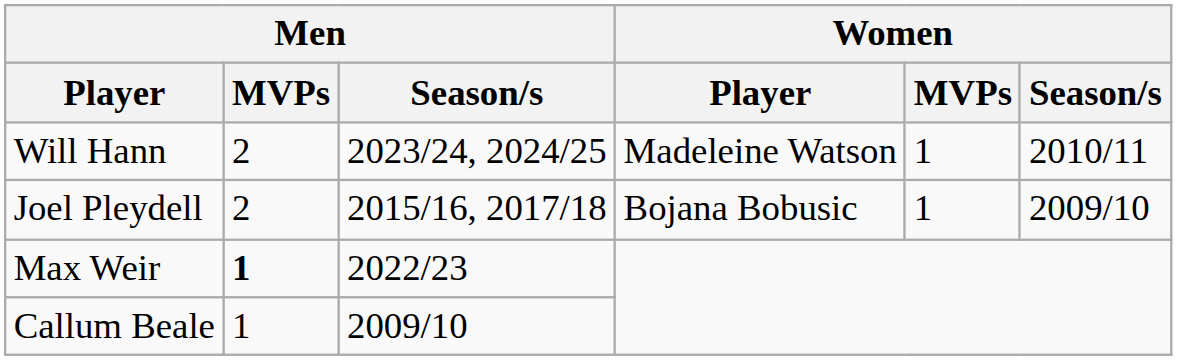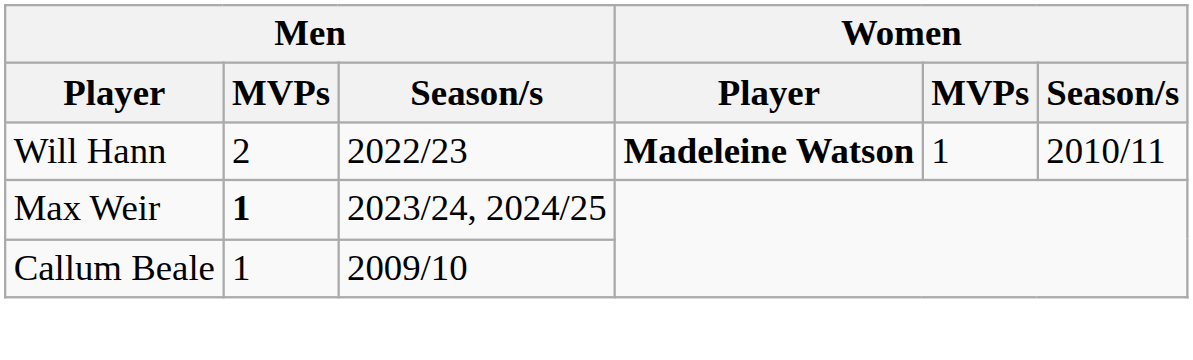(477, 150) 2023/24, 2024/25 -> (407, 150) 2022/23
(760, 150) normal -> (769, 150) bold
- row: (108, 208)
(407, 267) 2022/23 -> (477, 208) 2023/24, 2024/25
